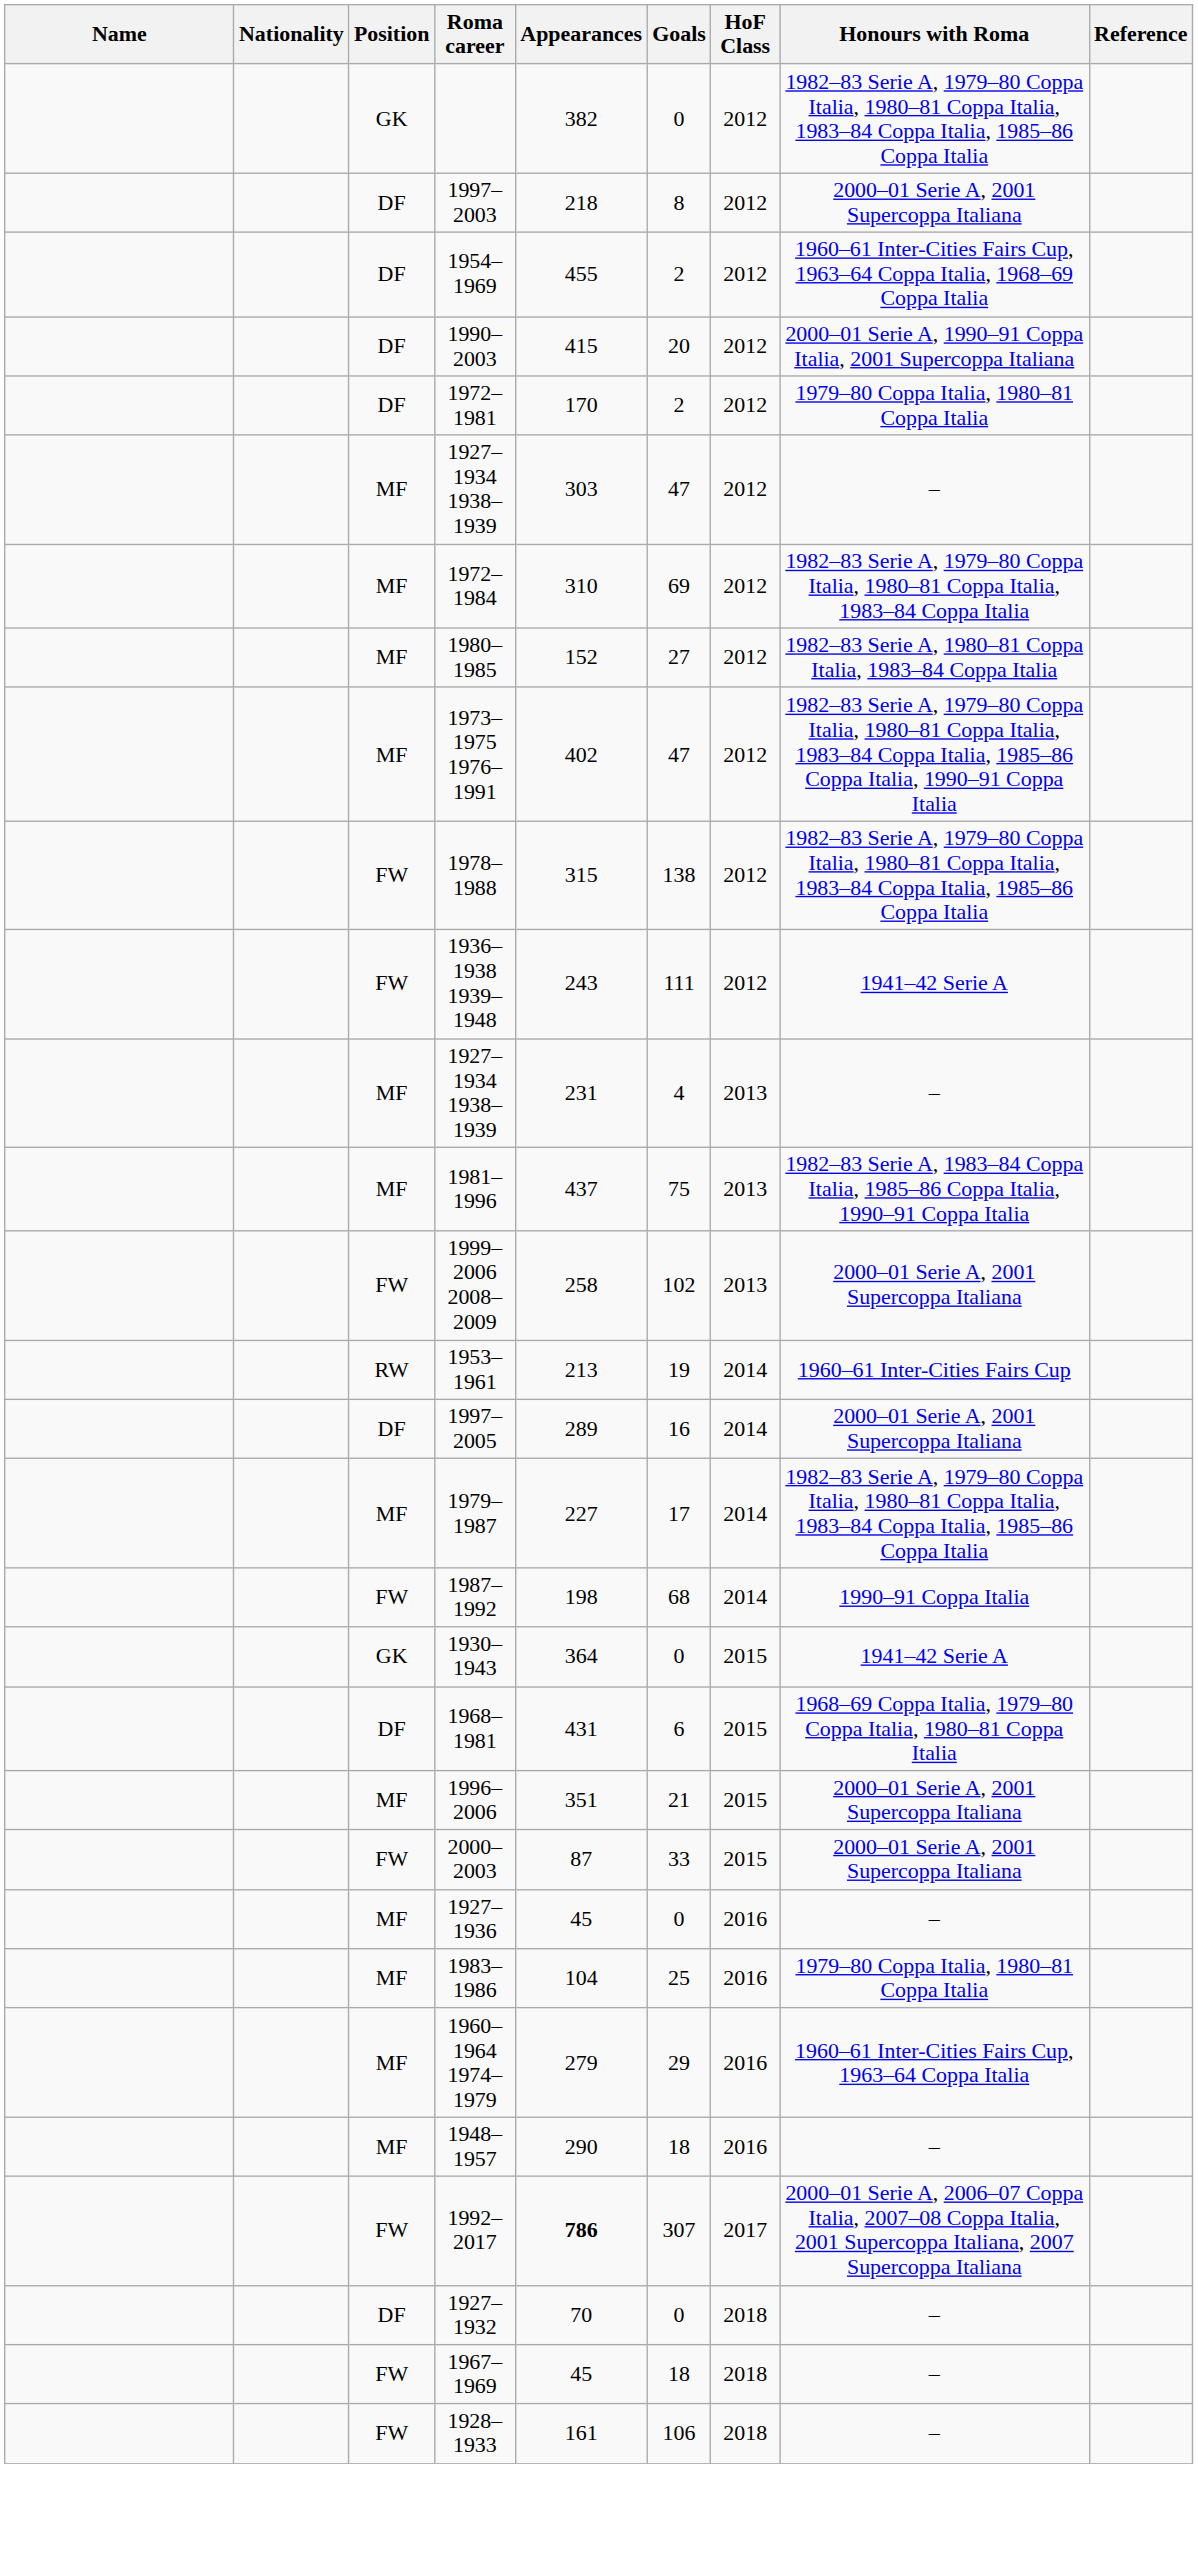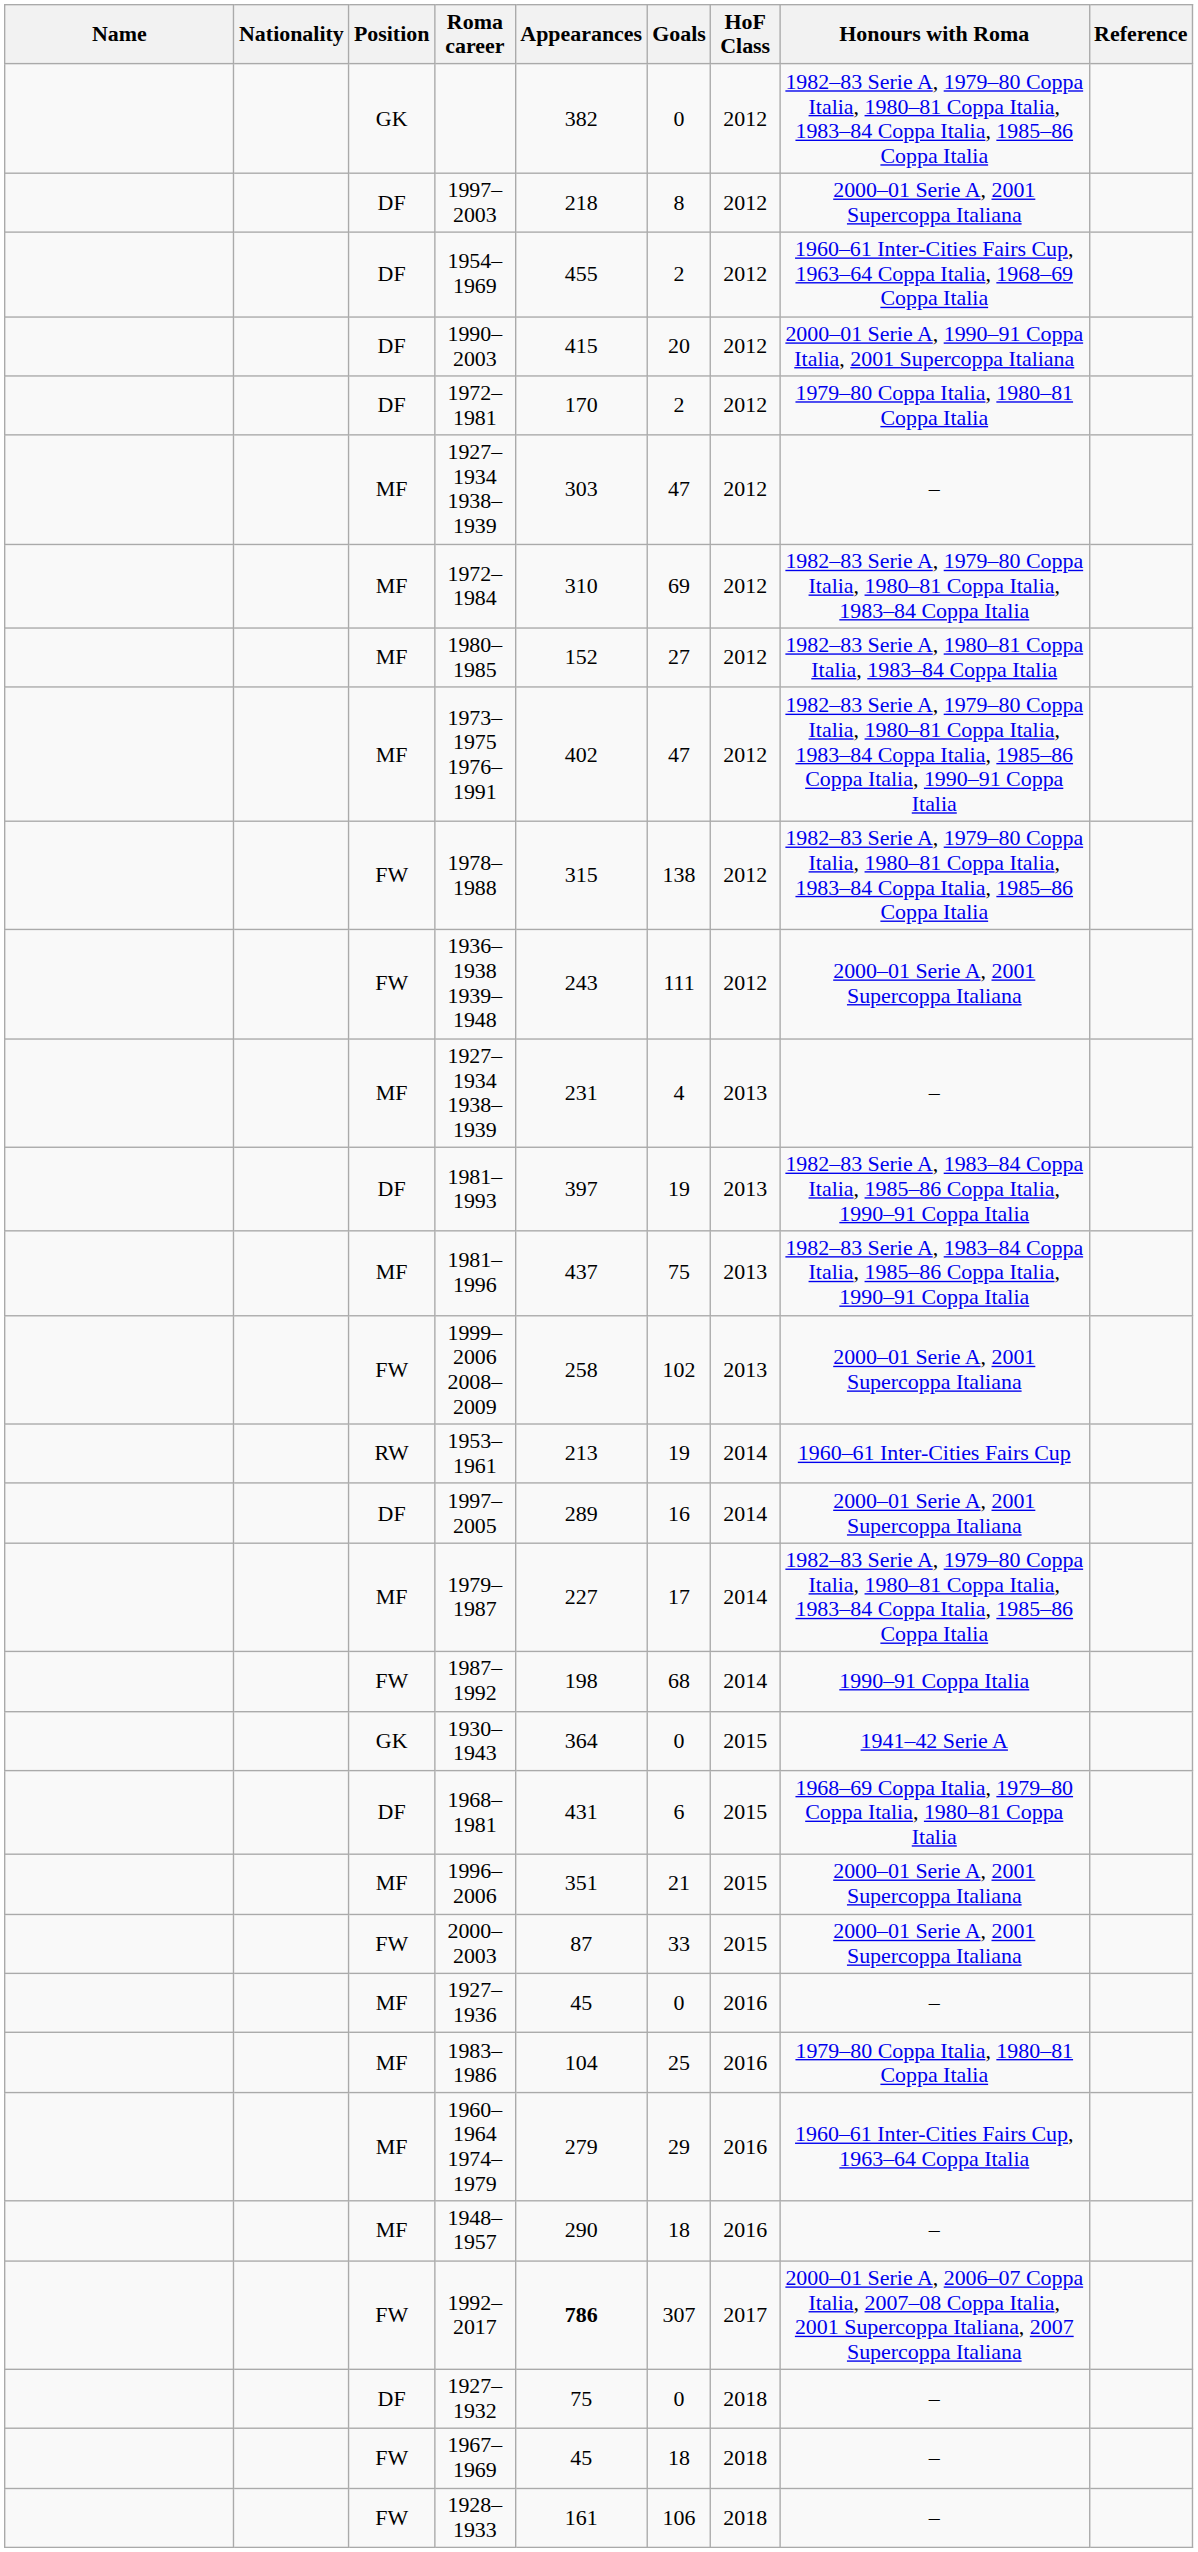(934, 983) 1941–42 Serie A -> (934, 983) 2000–01 Serie A, 2001 Supercoppa Italiana
+ row: (392, 1188)
(581, 2314) 70 -> (581, 2398) 75
